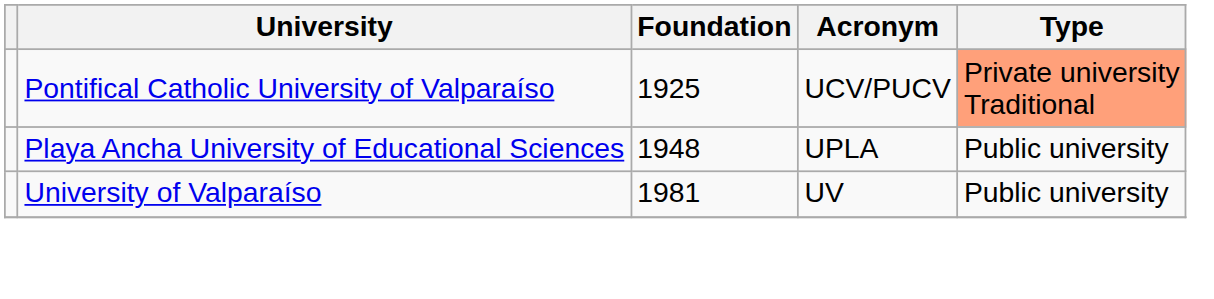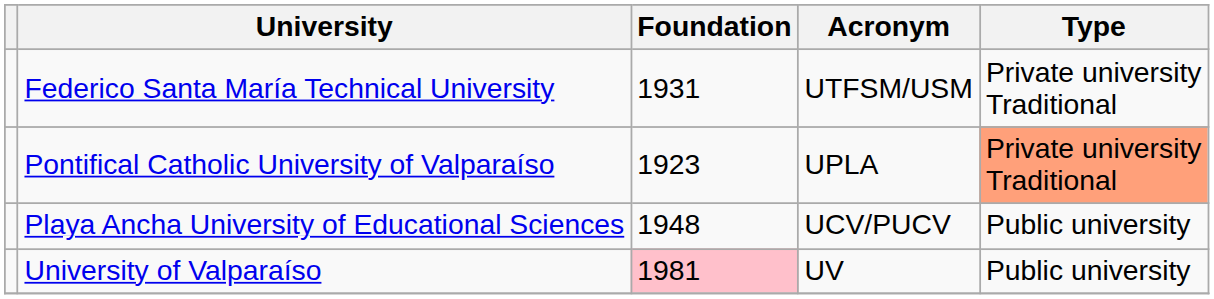+ row: (289, 87)
(669, 87) 1925 -> (669, 164) 1923
(878, 87) UCV/PUCV -> (842, 164) UPLA
(842, 148) UPLA -> (878, 225) UCV/PUCV
(669, 193) no background -> (669, 270) pink background
